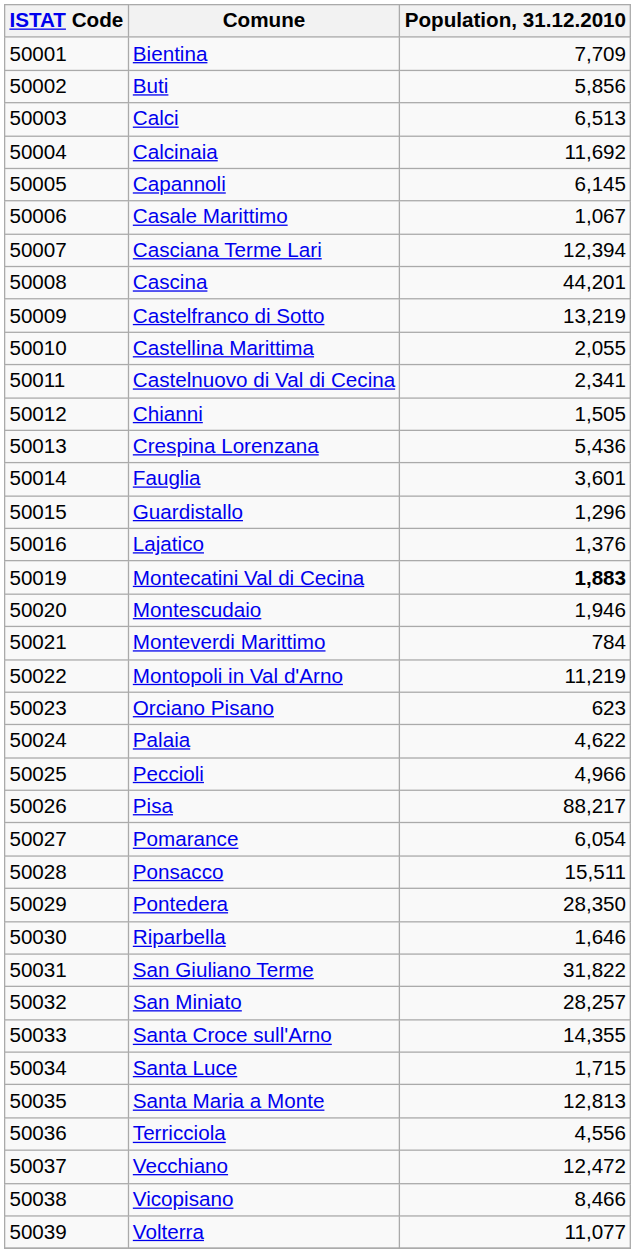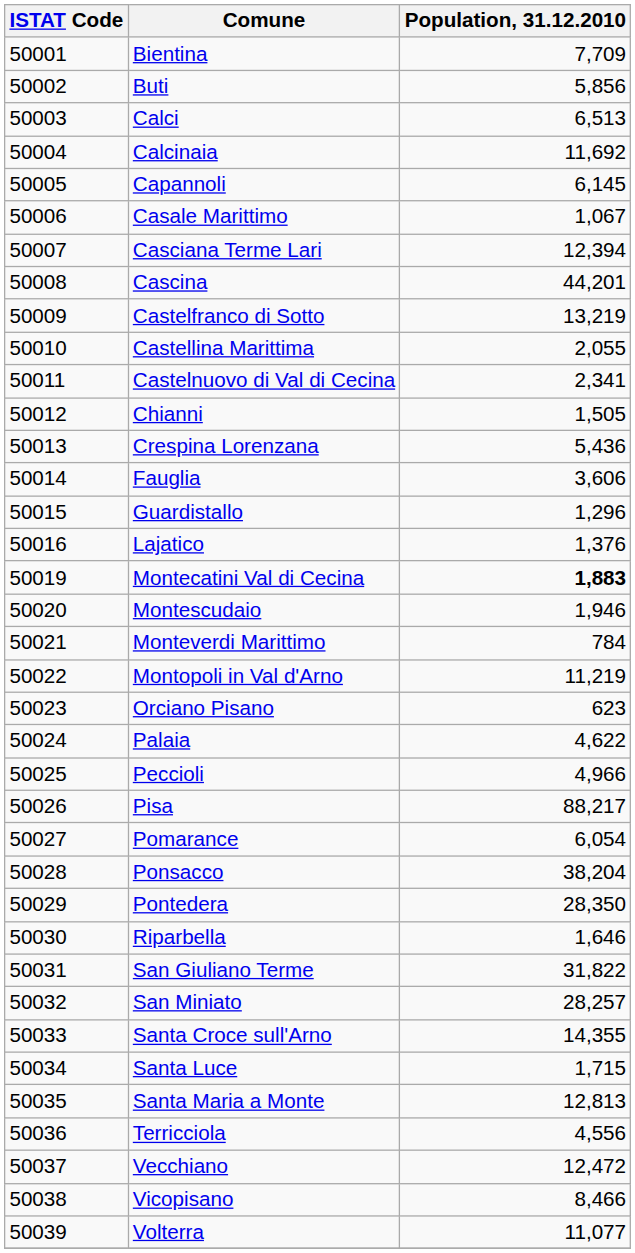(600, 479) 3,601 -> (600, 479) 3,606
(595, 871) 15,511 -> (595, 871) 38,204
